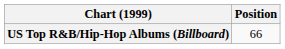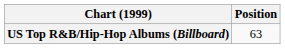(256, 33) 66 -> (256, 33) 63
